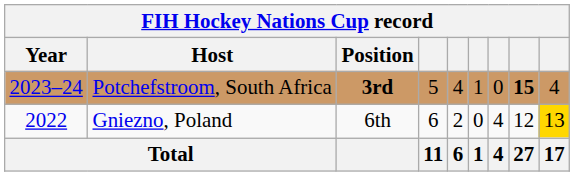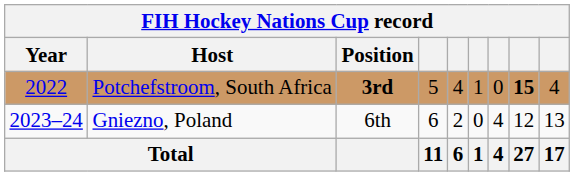(46, 87) 2023–24 -> (46, 87) 2022
(46, 120) 2022 -> (46, 120) 2023–24
(554, 120) gold background -> (554, 120) no background
